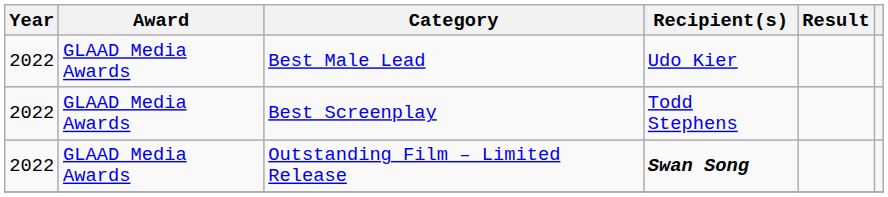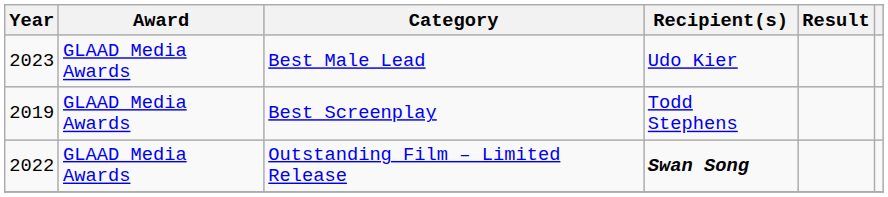(32, 61) 2022 -> (32, 61) 2023
(32, 113) 2022 -> (32, 113) 2019
